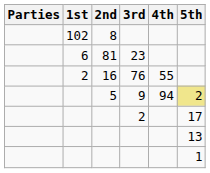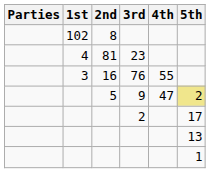(85, 55) 6 -> (85, 55) 4
(85, 76) 2 -> (85, 76) 3
(166, 96) 94 -> (166, 96) 47
